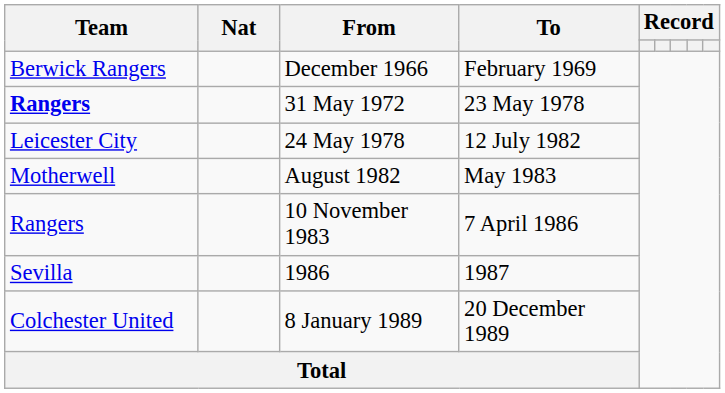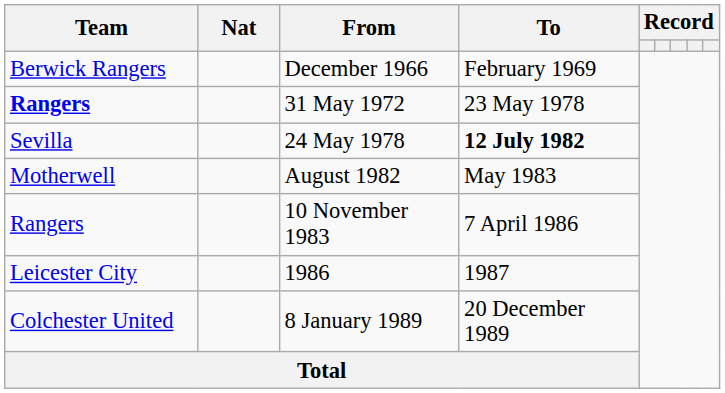(73, 140) Leicester City -> (41, 140) Sevilla
(522, 140) normal -> (524, 140) bold
(41, 272) Sevilla -> (73, 272) Leicester City
